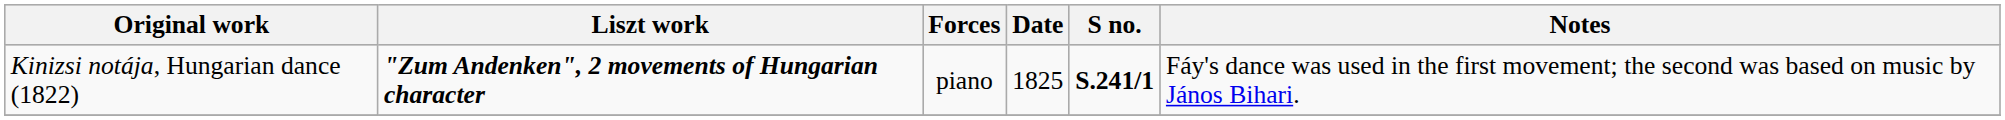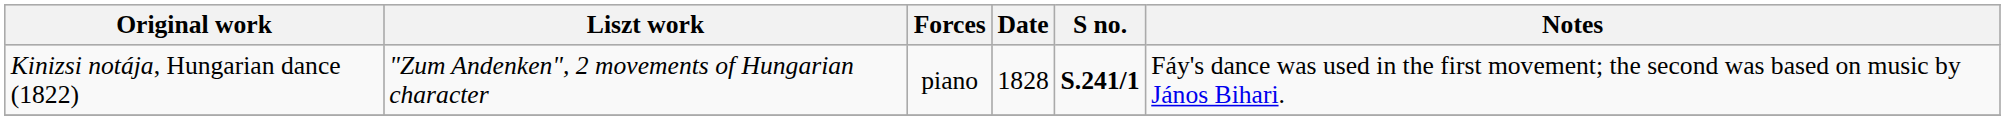(631, 79) bold -> (622, 79) normal
(1038, 79) 1825 -> (1023, 79) 1828
